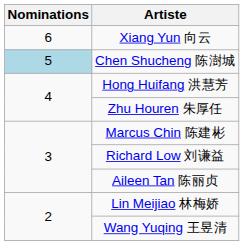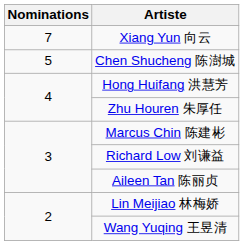(48, 37) 6 -> (48, 37) 7
(48, 61) lightblue background -> (48, 61) no background
